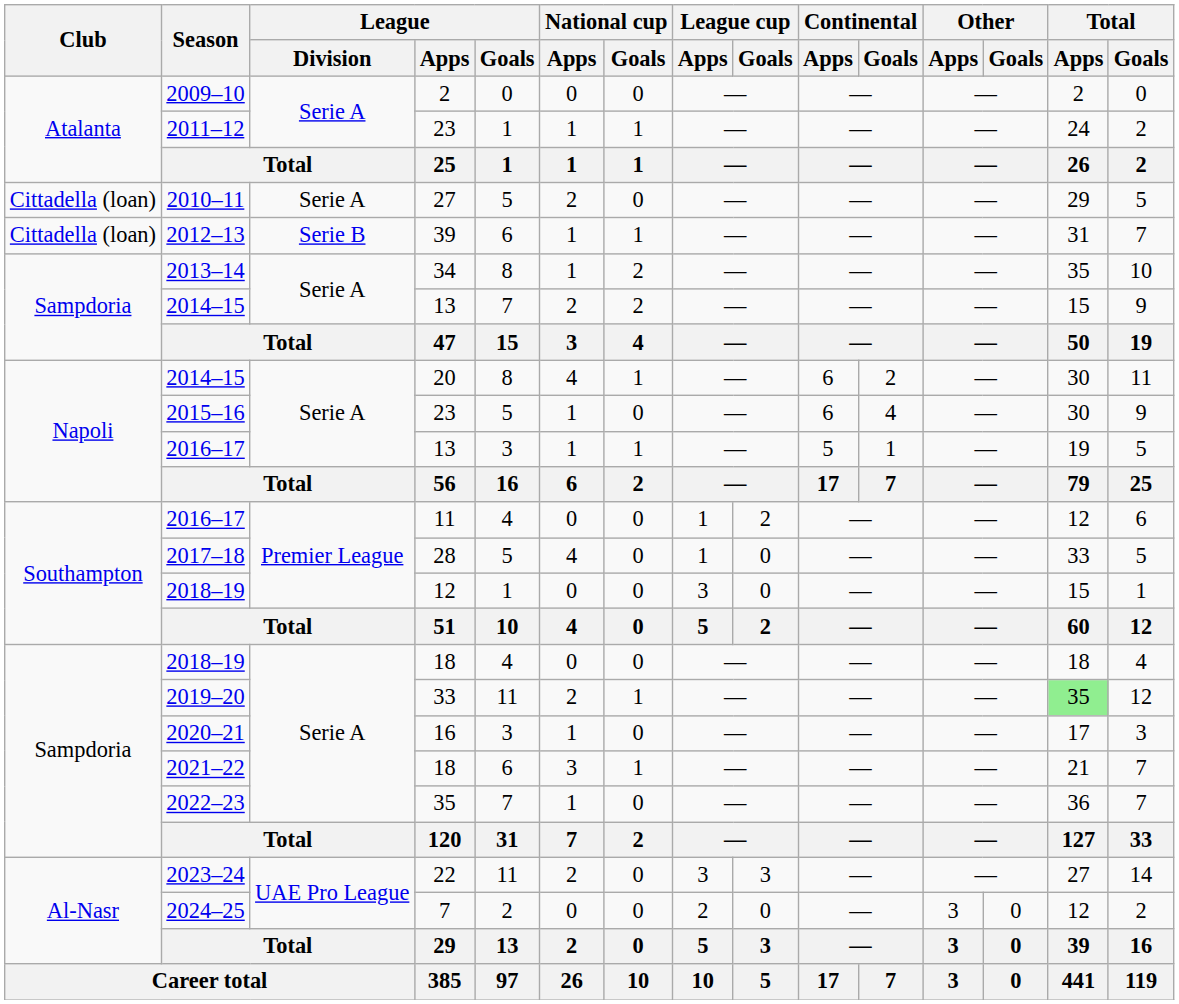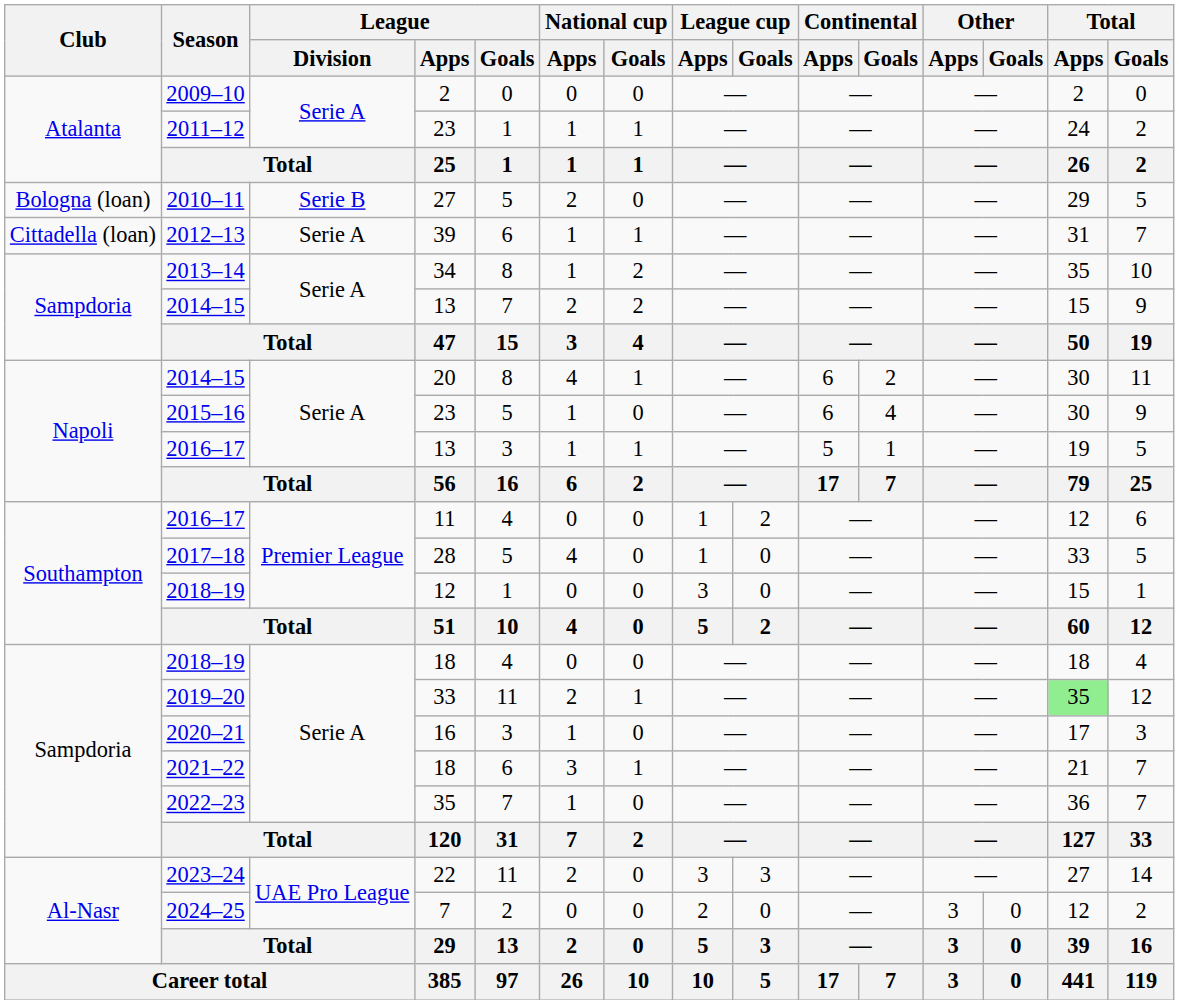(83, 199) Cittadella (loan) -> (83, 199) Bologna (loan)
(332, 199) Serie A -> (332, 199) Serie B
(332, 235) Serie B -> (332, 235) Serie A
